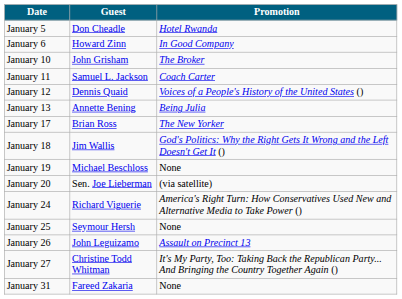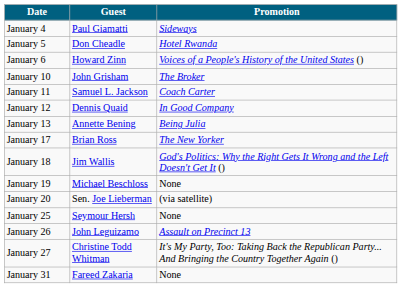+ row: (26, 28)
(196, 44) In Good Company -> (261, 60) Voices of a People's History of the United States ()
(261, 92) Voices of a People's History of the United States () -> (196, 108) In Good Company
- row: (29, 205)
